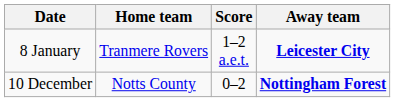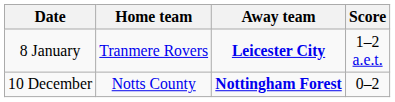columns swapped: (234, 16) <-> (323, 16)
